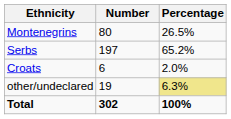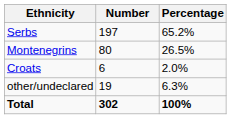rows swapped: (22, 50) <-> (42, 31)
(175, 86) khaki background -> (175, 86) no background
